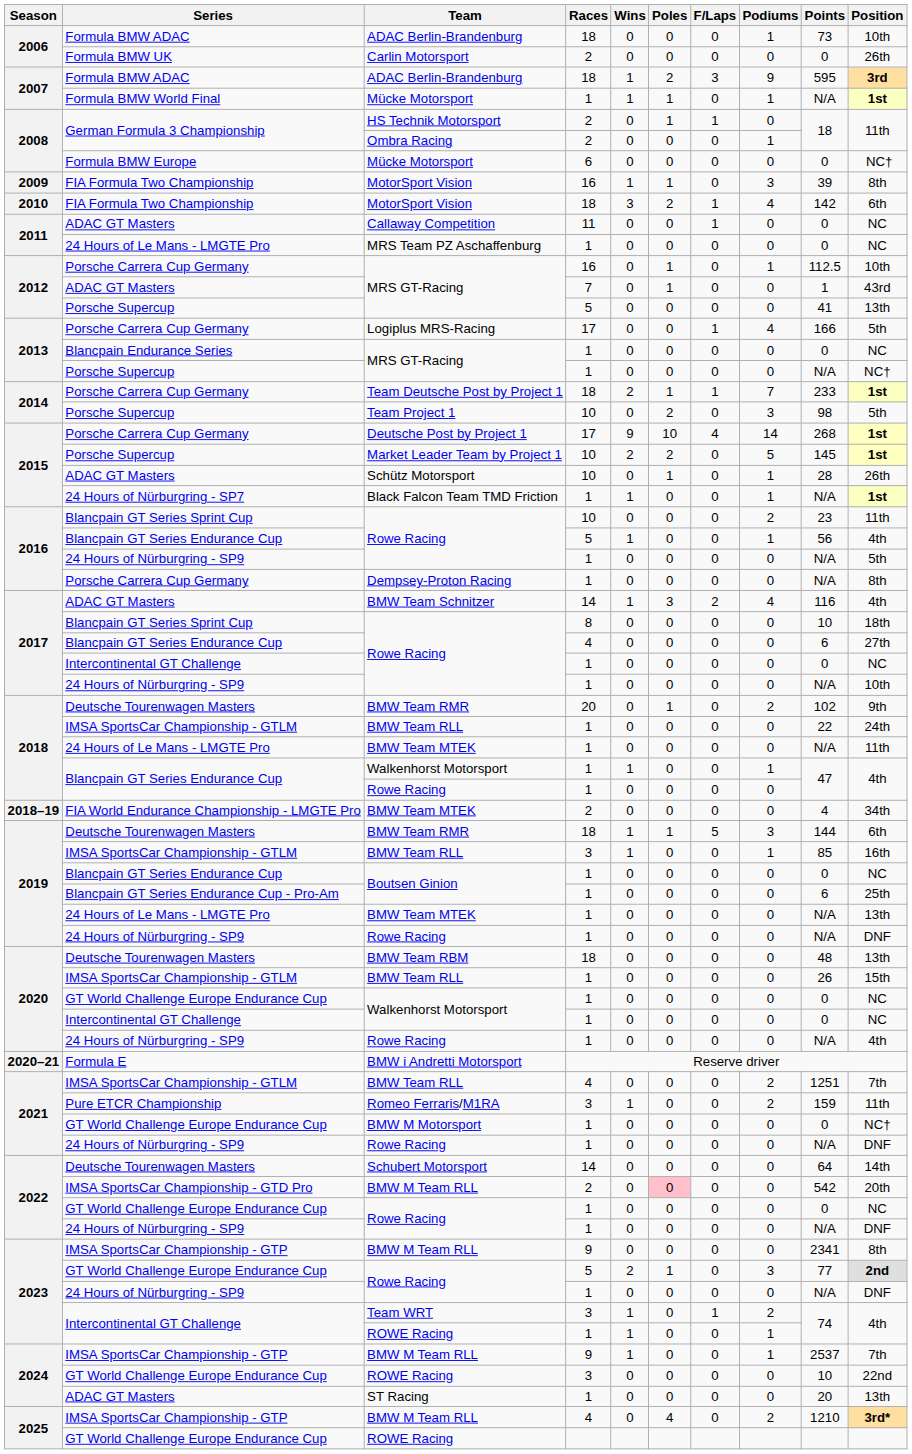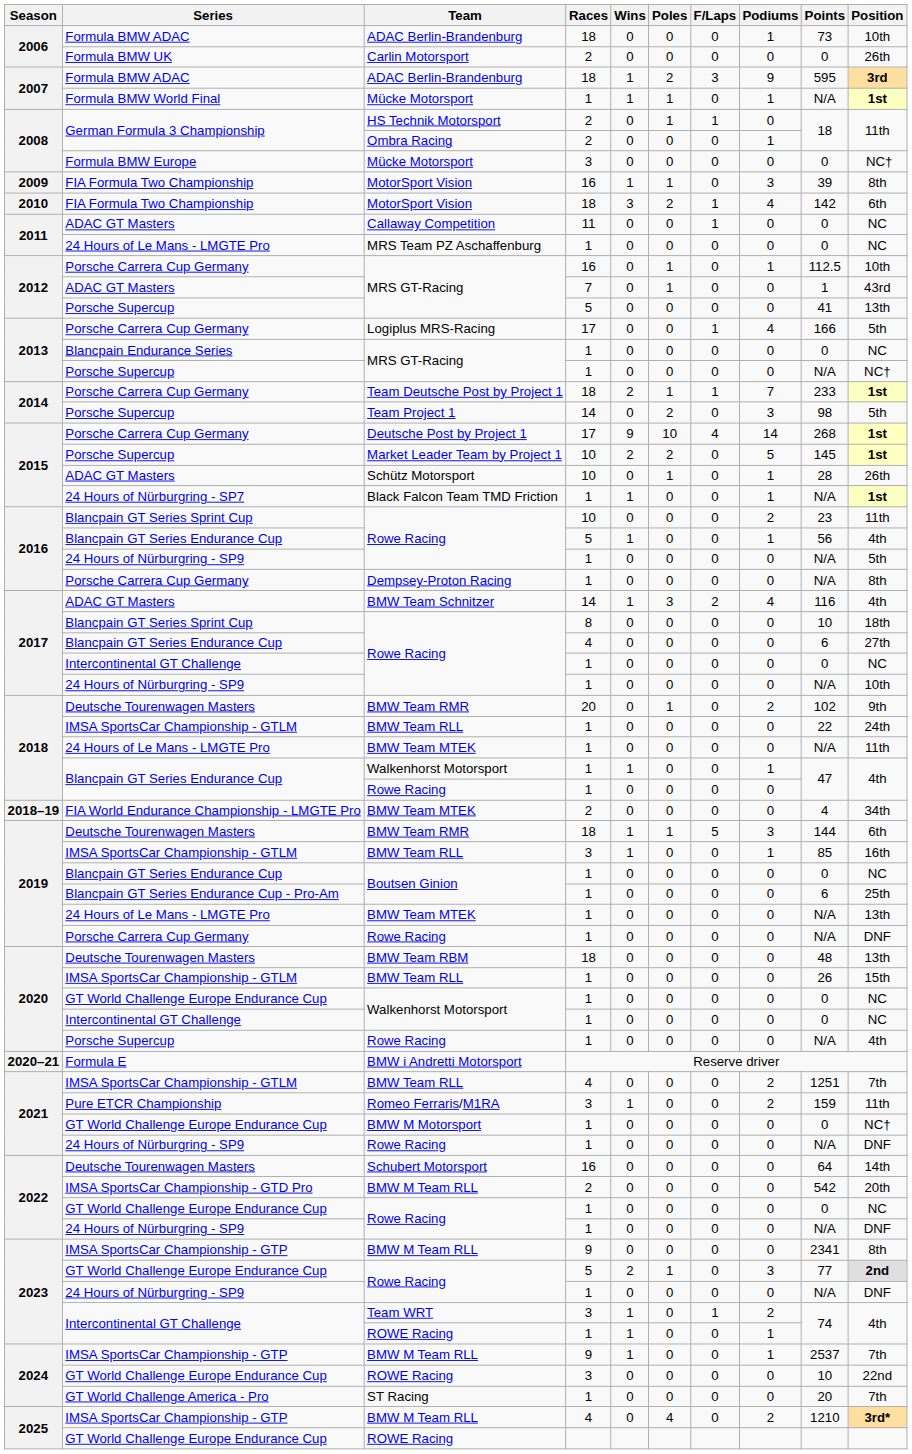(589, 162) 6 -> (589, 162) 3
(589, 413) 10 -> (589, 413) 14
(155, 936) 24 Hours of Nürburgring - SP9 -> (157, 936) Porsche Carrera Cup Germany
(155, 1041) 24 Hours of Nürburgring - SP9 -> (120, 1041) Porsche Supercup
(589, 1166) 14 -> (589, 1166) 16
(670, 1187) pink background -> (670, 1187) no background
(120, 1397) ADAC GT Masters -> (167, 1397) GT World Challenge America - Pro
(877, 1397) 13th -> (877, 1397) 7th
